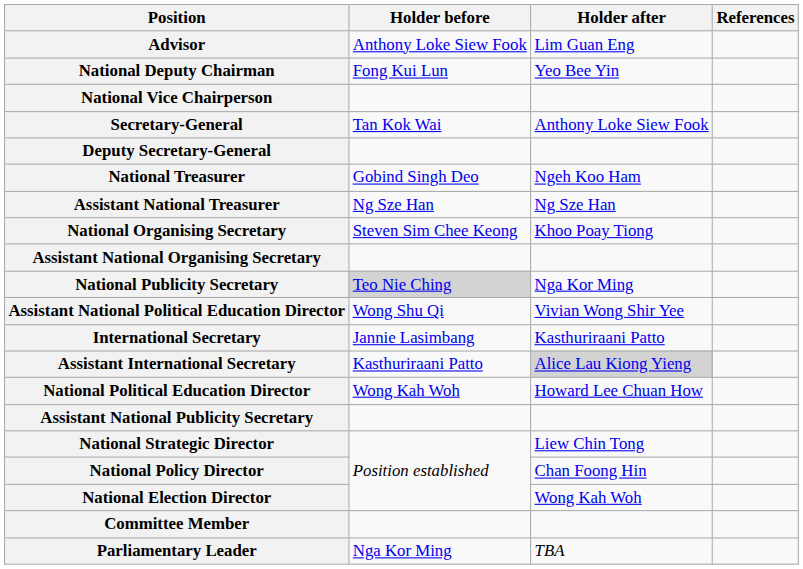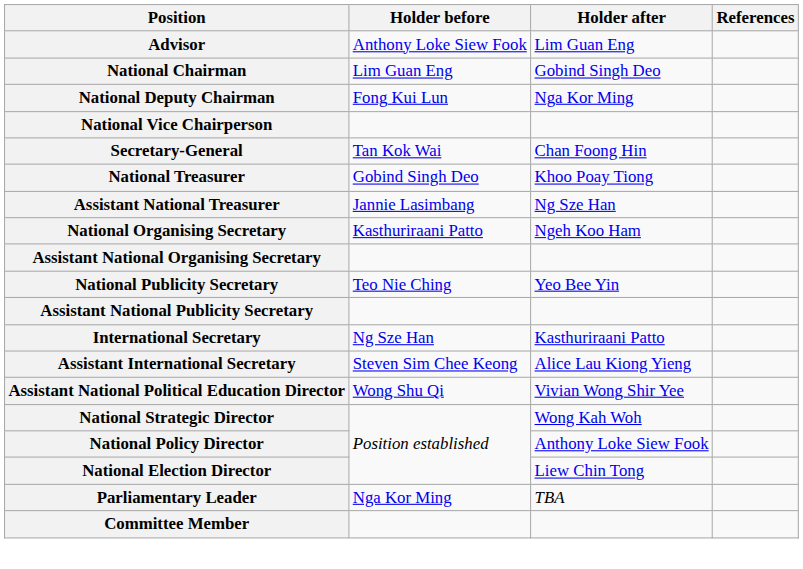+ row: (177, 71)
(577, 71) Yeo Bee Yin -> (584, 97) Nga Kor Ming
(622, 124) Anthony Loke Siew Fook -> (591, 151) Chan Foong Hin
- row: (177, 151)
(588, 177) Ngeh Koo Ham -> (594, 177) Khoo Poay Tiong
(393, 204) Ng Sze Han -> (414, 204) Jannie Lasimbang
(435, 230) Steven Sim Chee Keong -> (418, 230) Kasthuriraani Patto
(594, 230) Khoo Poay Tiong -> (588, 230) Ngeh Koo Ham
(402, 284) lightgrey background -> (402, 284) no background
(584, 284) Nga Kor Ming -> (577, 284) Yeo Bee Yin
rows swapped: (177, 417) <-> (177, 310)
(414, 337) Jannie Lasimbang -> (393, 337) Ng Sze Han
(418, 364) Kasthuriraani Patto -> (435, 364) Steven Sim Chee Keong
(613, 364) lightgrey background -> (613, 364) no background
- row: (177, 390)
(589, 444) Liew Chin Tong -> (588, 417) Wong Kah Woh
(591, 470) Chan Foong Hin -> (622, 444) Anthony Loke Siew Fook
(588, 497) Wong Kah Woh -> (589, 470) Liew Chin Tong
rows swapped: (177, 550) <-> (177, 524)
